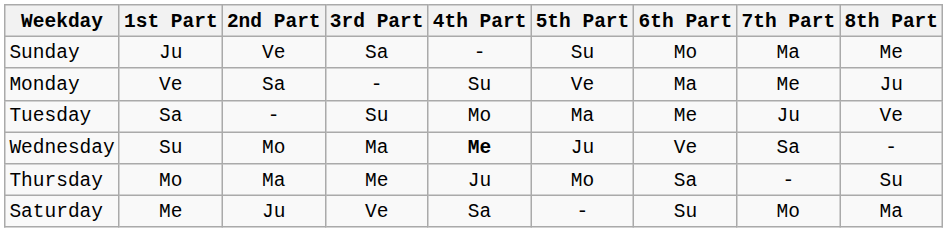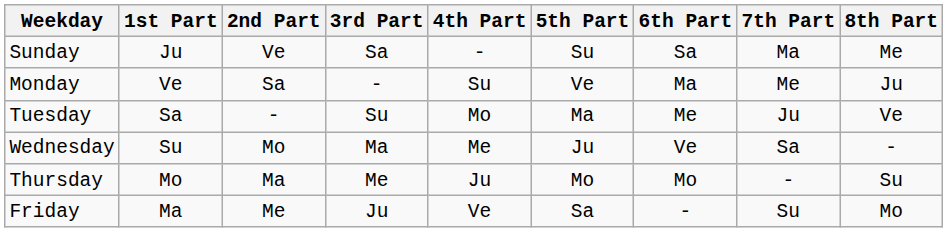(685, 52) Mo -> (685, 52) Sa
(480, 148) bold -> (480, 148) normal
(685, 180) Sa -> (685, 180) Mo
+ row: (44, 211)
- row: (56, 211)
